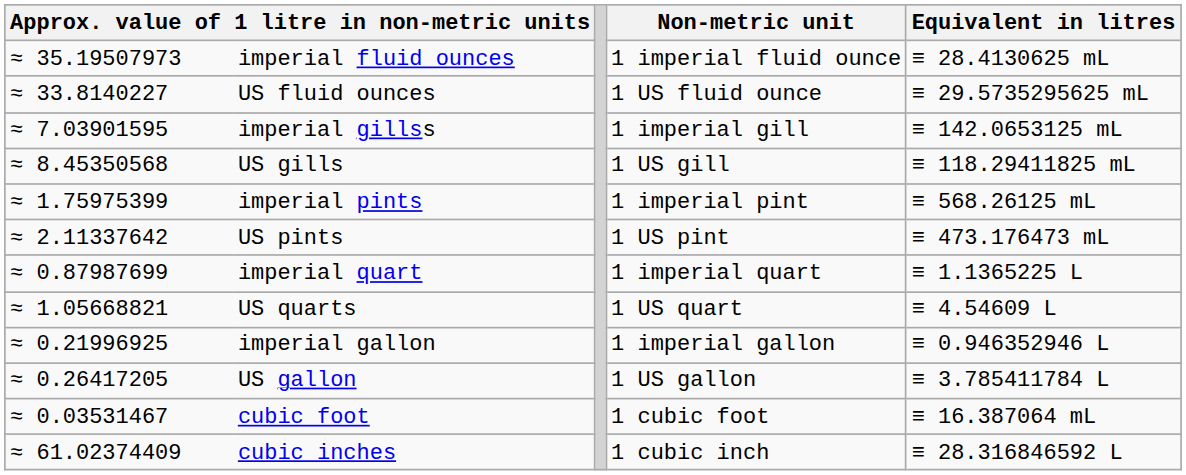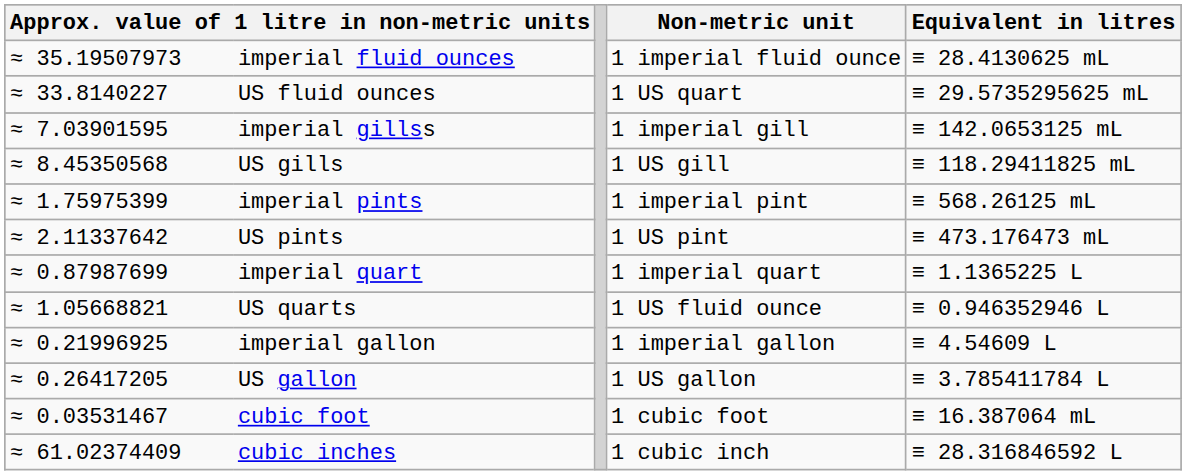(717, 94) 1 US fluid ounce -> (677, 94) 1 US quart
(677, 309) 1 US quart -> (717, 309) 1 US fluid ounce
(984, 309) ≡ 4.54609 L -> (1011, 309) ≡ 0.946352946 L
(1011, 345) ≡ 0.946352946 L -> (984, 345) ≡ 4.54609 L
